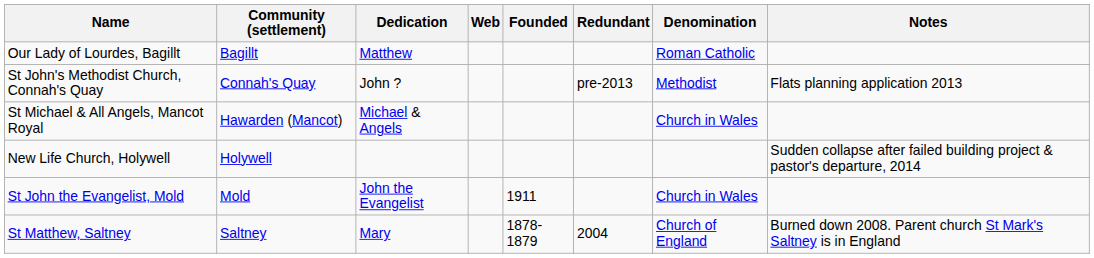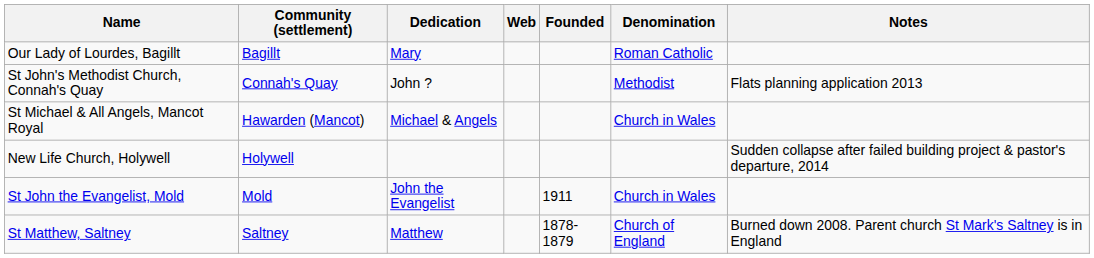- column: (613, 23)
(386, 53) Matthew -> (406, 53) Mary
(375, 234) Mary -> (416, 234) Matthew
